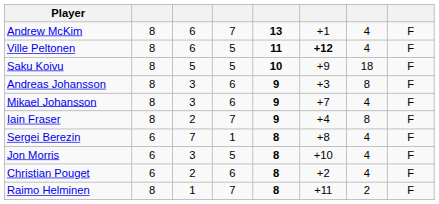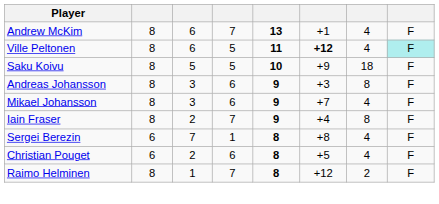(411, 48) no background -> (411, 48) paleturquoise background
- row: (33, 155)
(323, 173) +2 -> (323, 155) +5
(323, 191) +11 -> (323, 173) +12
